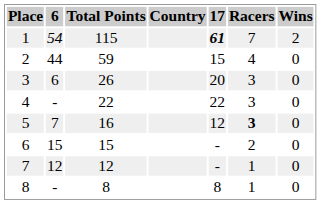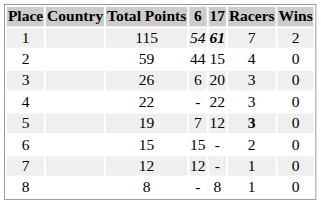columns swapped: (178, 16) <-> (55, 16)
(106, 123) 16 -> (147, 123) 19
